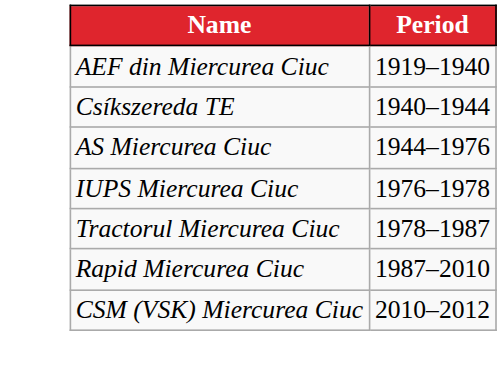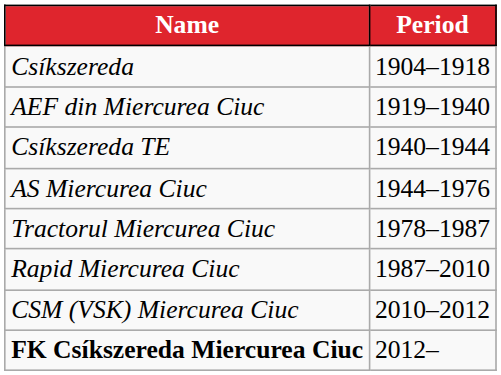+ row: (73, 66)
- row: (187, 187)
+ row: (187, 350)
